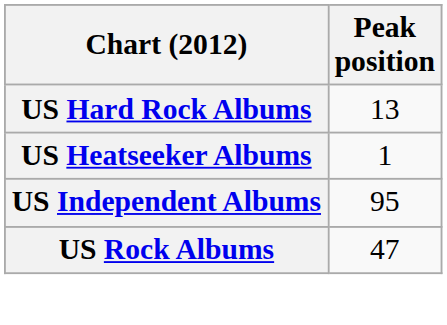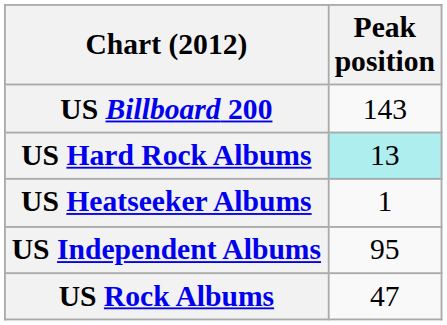+ row: (166, 108)
(385, 108) no background -> (385, 155) paleturquoise background
